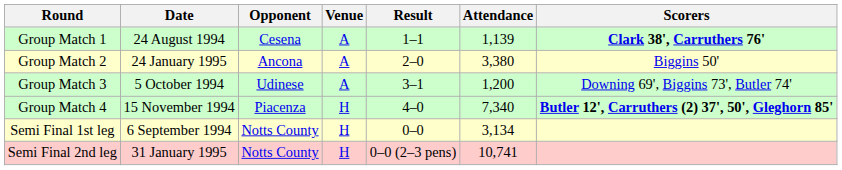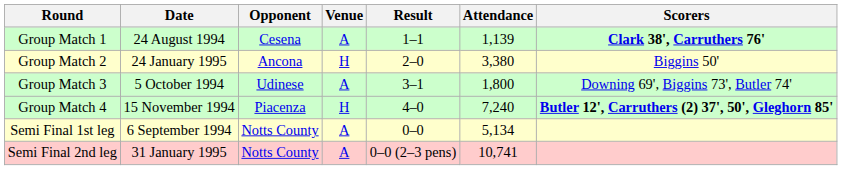(344, 61) A -> (344, 61) H
(498, 84) 1,200 -> (498, 84) 1,800
(498, 107) 7,340 -> (498, 107) 7,240
(344, 130) H -> (344, 130) A
(498, 130) 3,134 -> (498, 130) 5,134
(344, 152) H -> (344, 152) A
